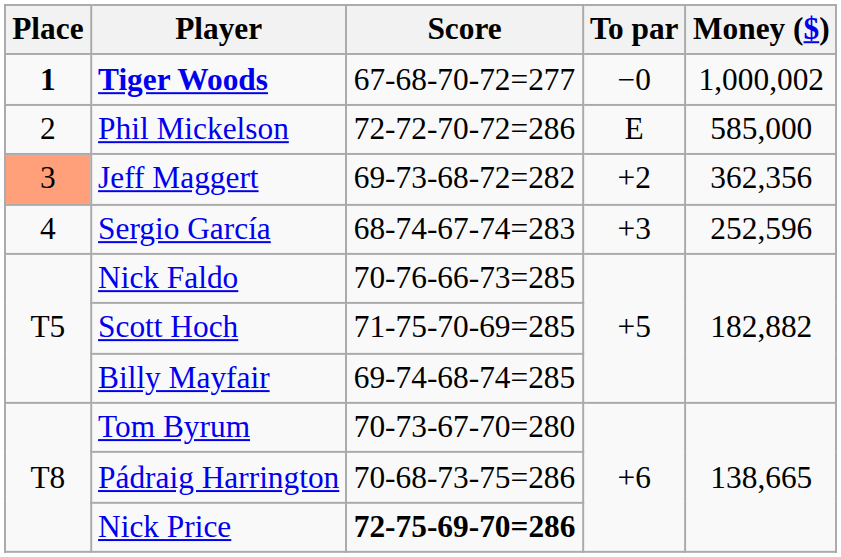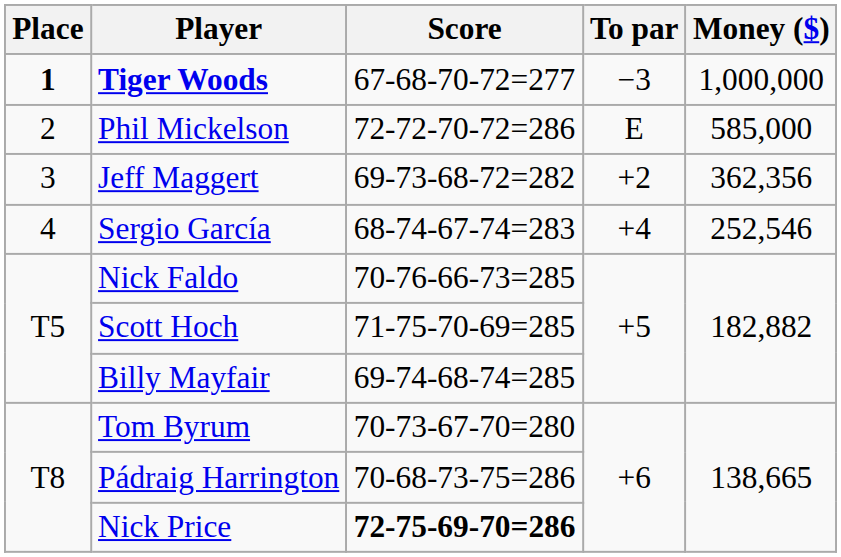(634, 79) −0 -> (634, 79) −3
(761, 79) 1,000,002 -> (761, 79) 1,000,000
(48, 178) lightsalmon background -> (48, 178) no background
(634, 228) +3 -> (634, 228) +4
(761, 228) 252,596 -> (761, 228) 252,546
